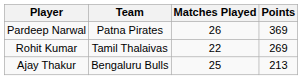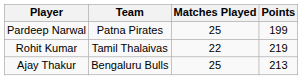(215, 30) 26 -> (215, 30) 25
(278, 30) 369 -> (278, 30) 199
(278, 48) 269 -> (278, 48) 219
